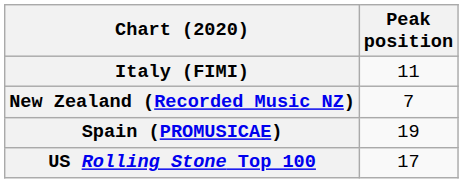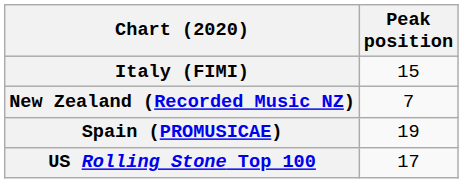(408, 72) 11 -> (408, 72) 15
